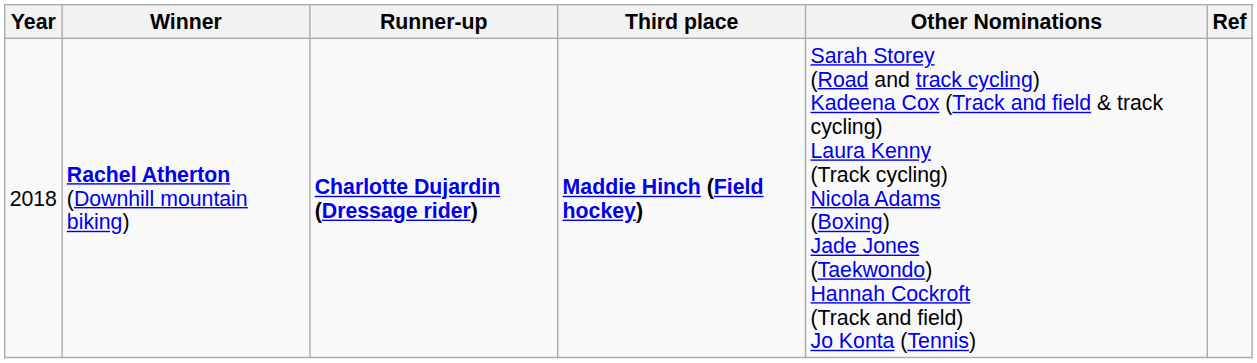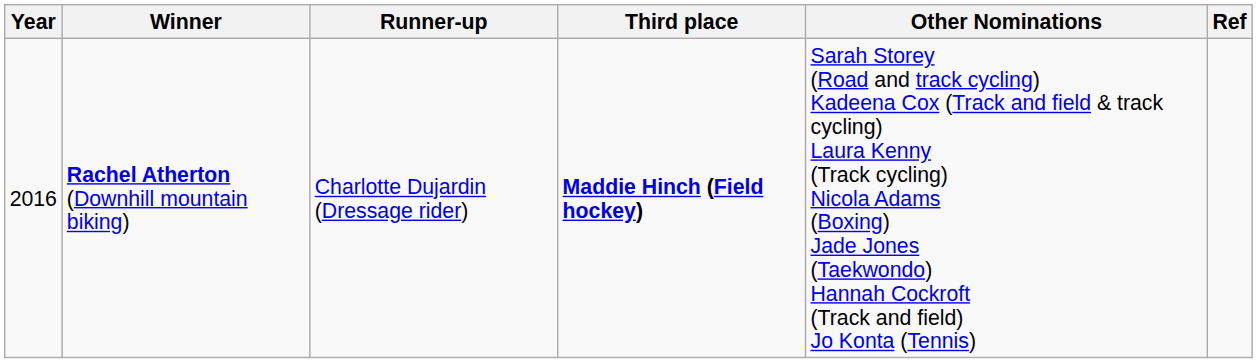(33, 198) 2018 -> (33, 198) 2016
(407, 198) bold -> (400, 198) normal
